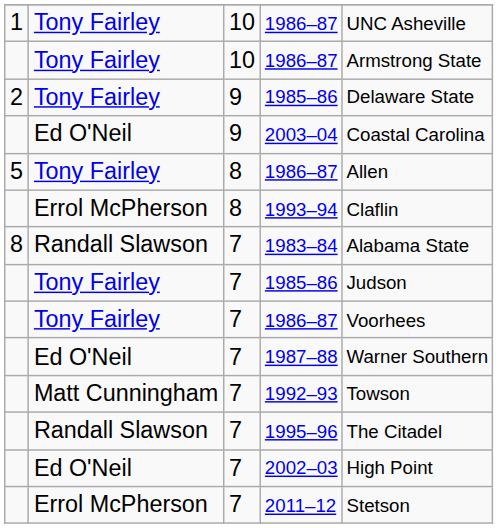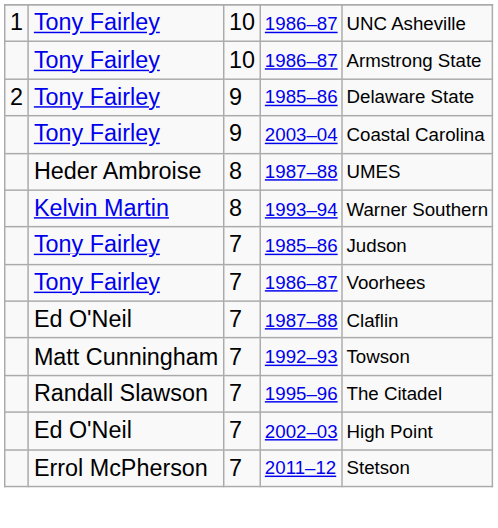(83, 134) Ed O'Neil -> (97, 134) Tony Fairley
- row: (236, 171)
+ row: (236, 171)
(121, 208) Errol McPherson -> (101, 208) Kelvin Martin
(372, 208) Claflin -> (417, 208) Warner Southern
- row: (236, 245)
(417, 357) Warner Southern -> (372, 320) Claflin
